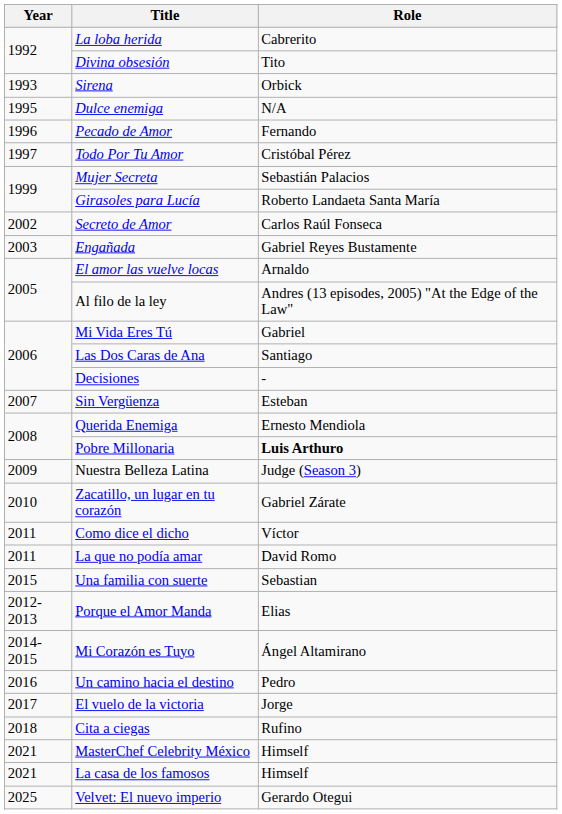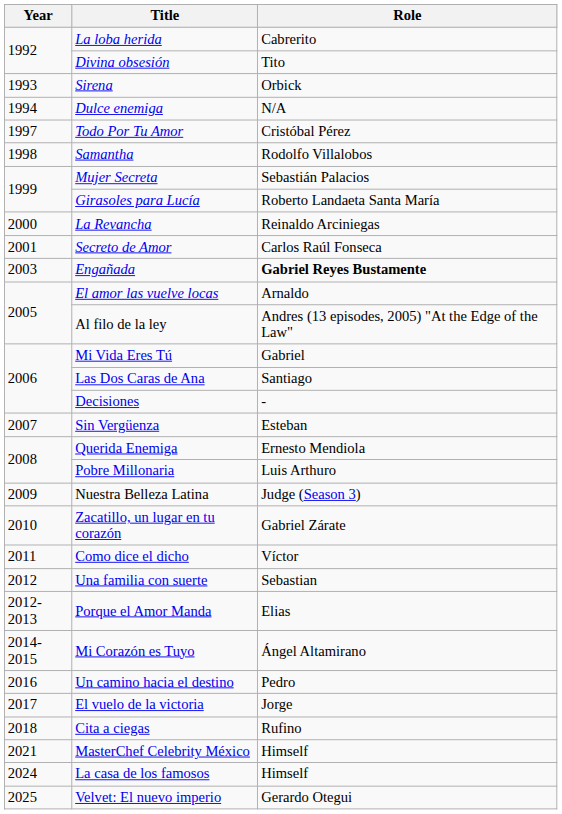(22, 108) 1995 -> (22, 108) 1994
- row: (124, 131)
+ row: (104, 154)
+ row: (113, 223)
(22, 223) 2002 -> (22, 246) 2001
(339, 246) normal -> (344, 270) bold
(302, 448) bold -> (299, 471) normal
- row: (139, 556)
(22, 579) 2015 -> (22, 579) 2012
(22, 774) 2021 -> (22, 774) 2024
